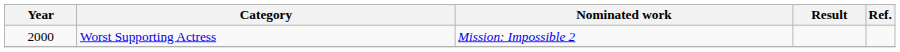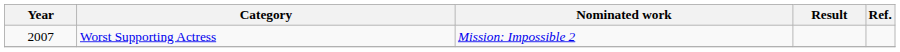(41, 36) 2000 -> (41, 36) 2007
